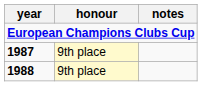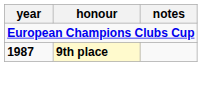(82, 52) normal -> (82, 52) bold
- row: (20, 71)
